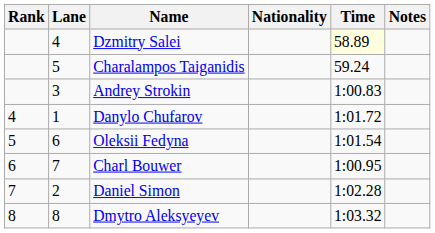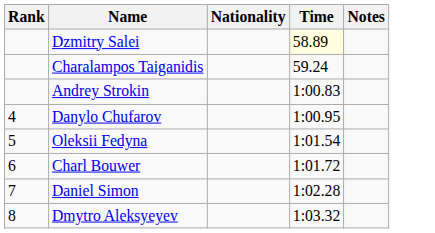- column: (69, 16)
(358, 116) 1:01.72 -> (317, 116) 1:00.95
(358, 166) 1:00.95 -> (317, 166) 1:01.72
